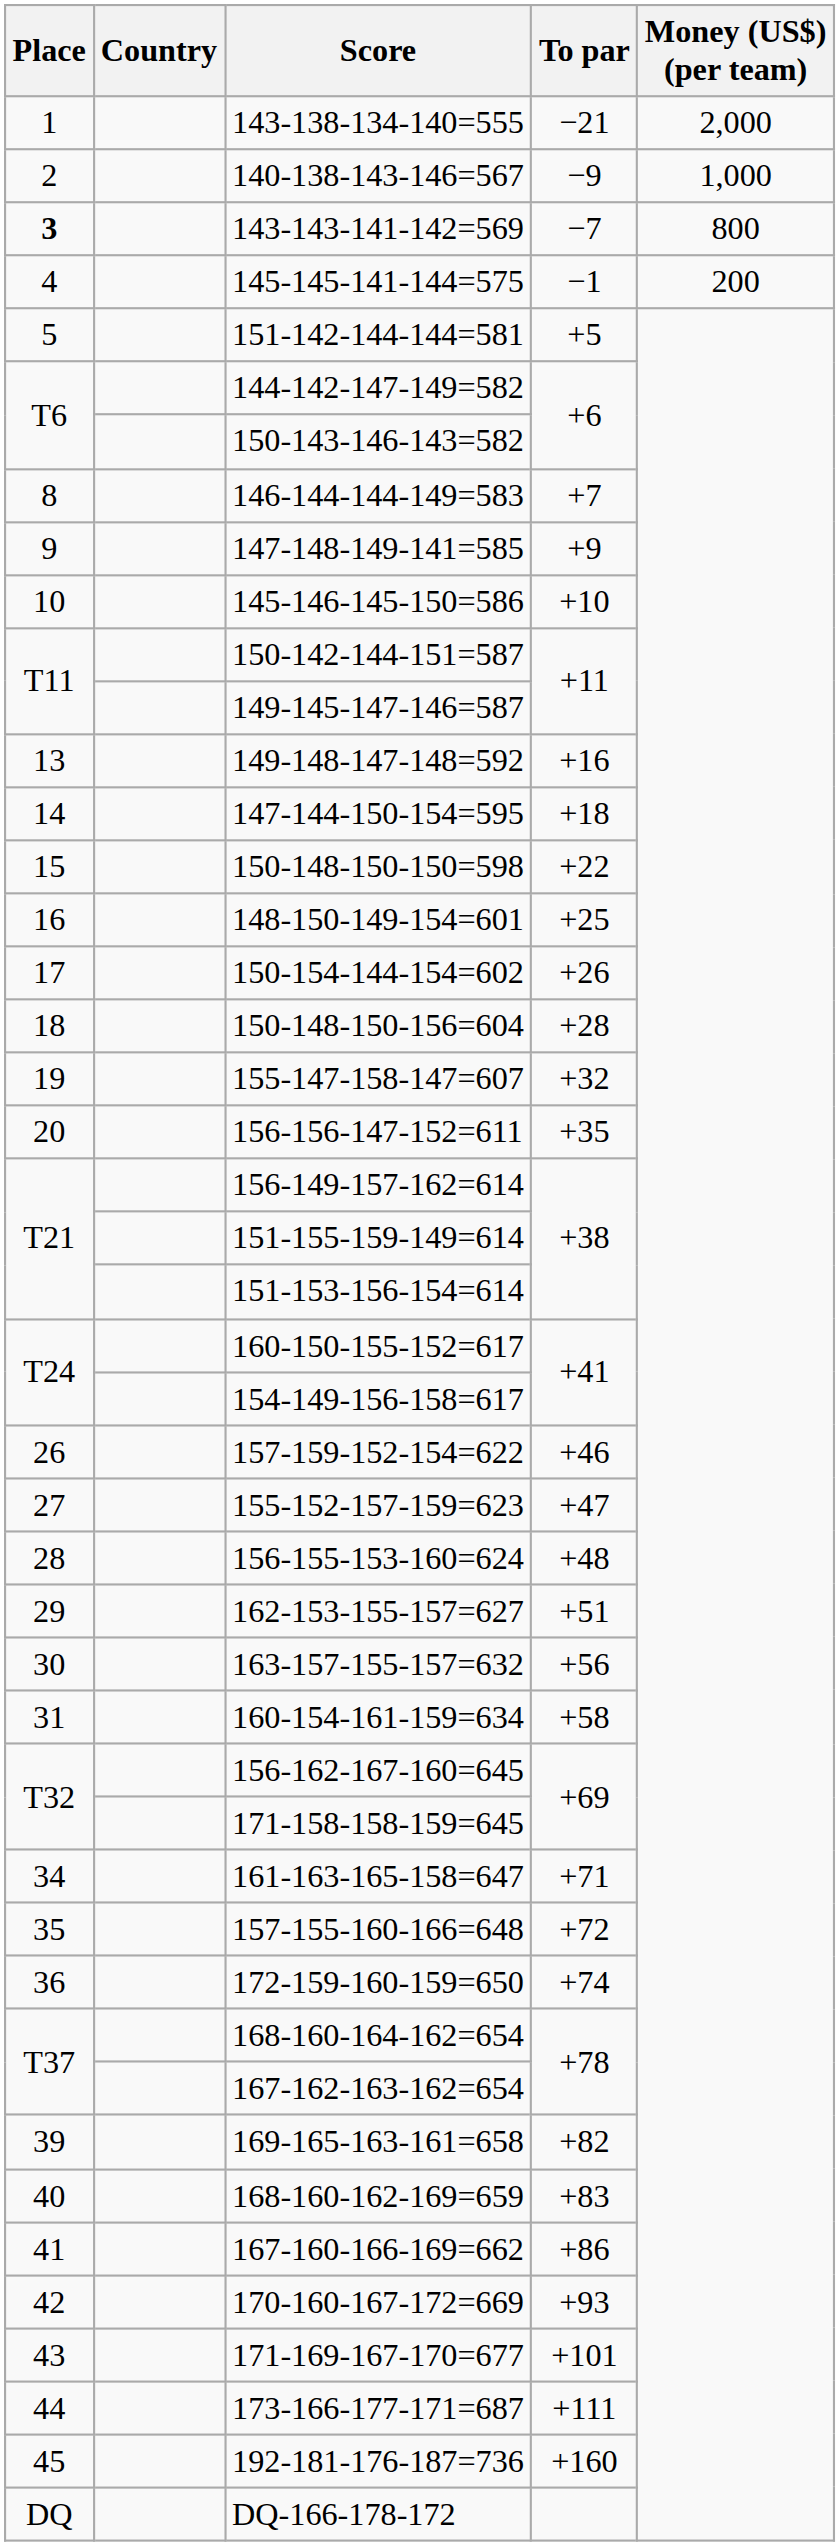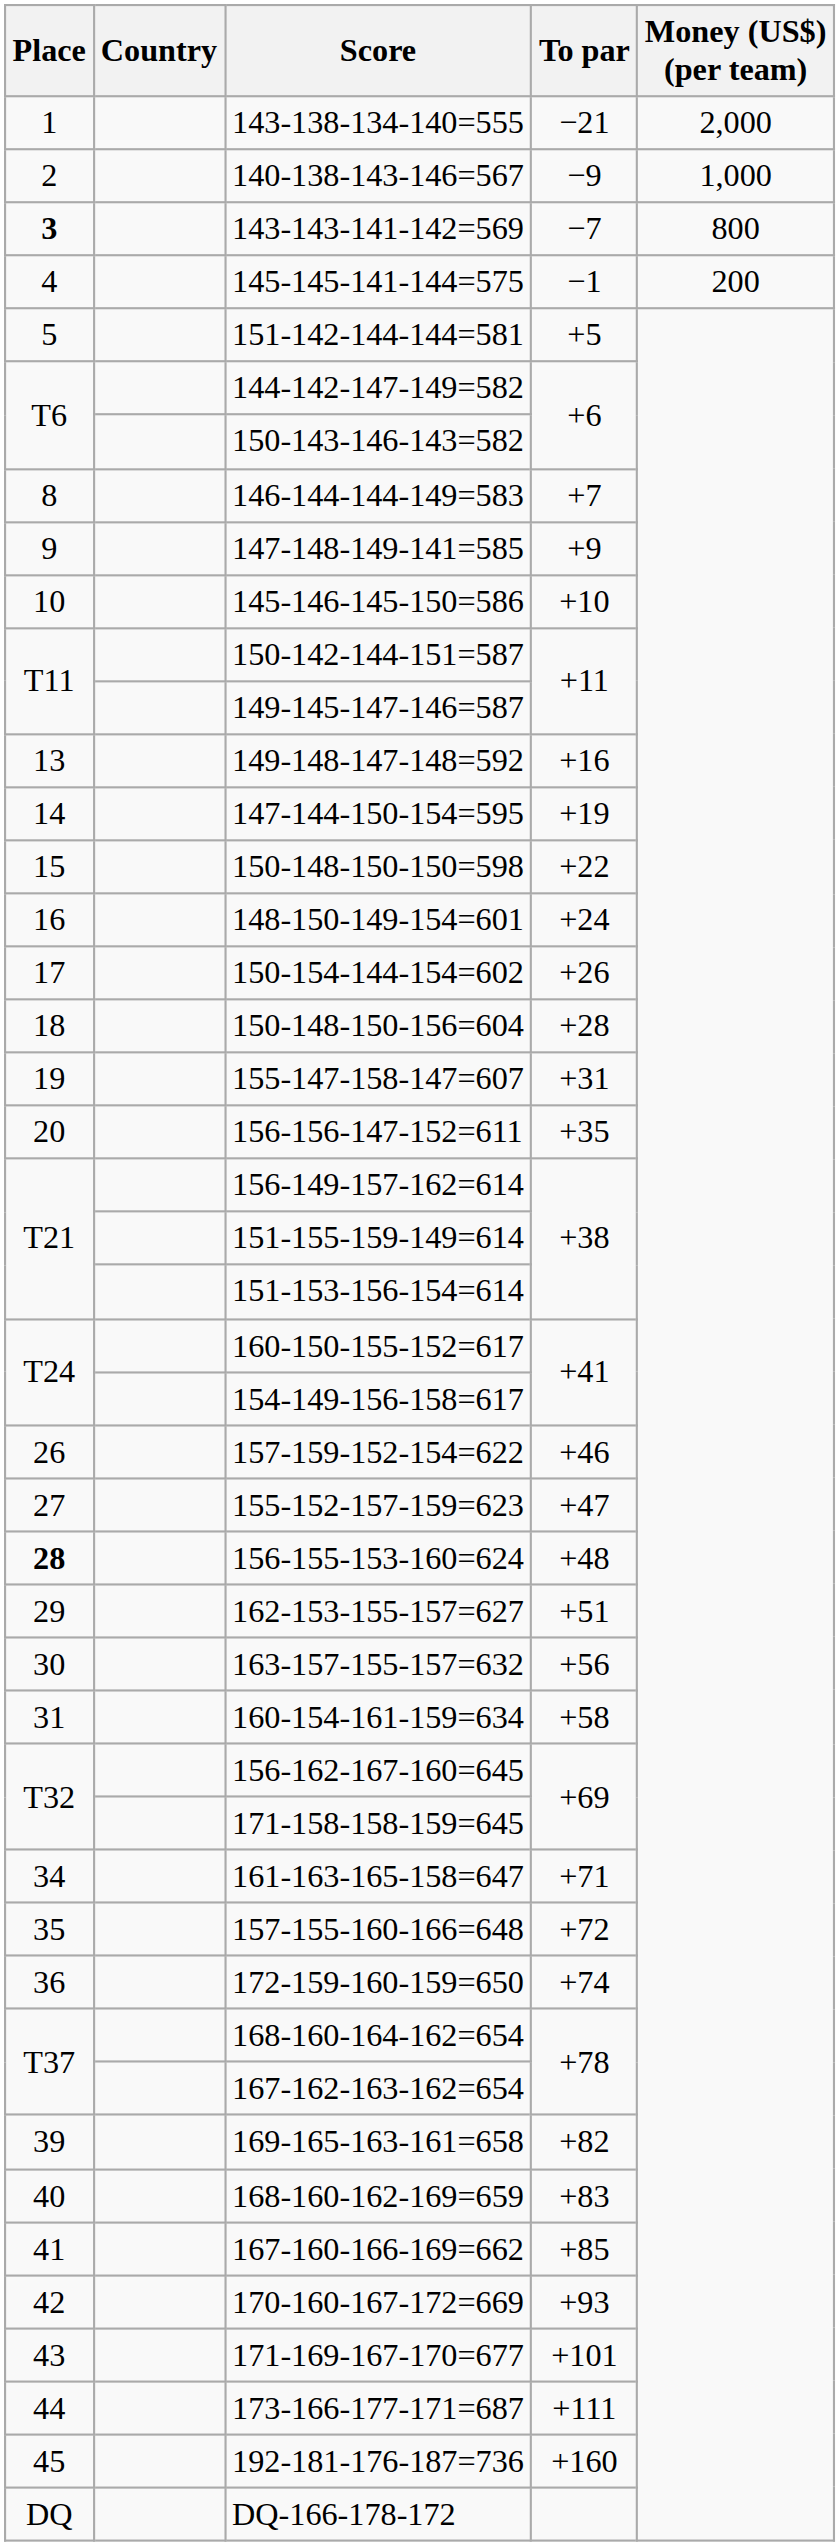(584, 813) +18 -> (584, 813) +19
(584, 919) +25 -> (584, 919) +24
(584, 1078) +32 -> (584, 1078) +31
(49, 1557) normal -> (49, 1557) bold
(584, 2247) +86 -> (584, 2247) +85
